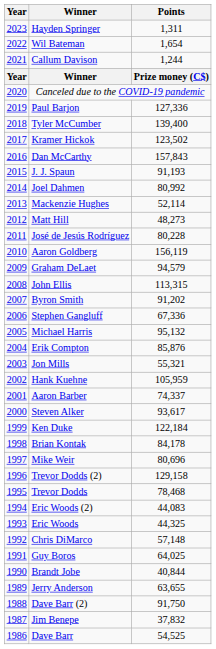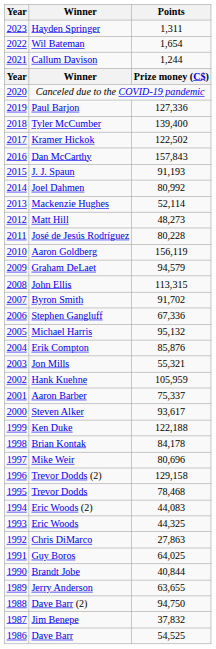(171, 140) 123,502 -> (171, 140) 122,502
(171, 300) 91,202 -> (171, 300) 91,702
(171, 396) 74,337 -> (171, 396) 75,337
(171, 428) 122,184 -> (171, 428) 122,188
(171, 540) 57,148 -> (171, 540) 27,863
(171, 603) 91,750 -> (171, 603) 94,750
